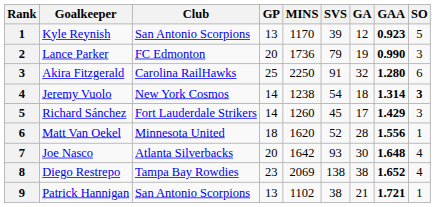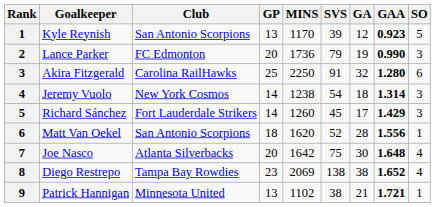(419, 93) bold -> (419, 93) normal
(180, 133) Minnesota United -> (192, 133) San Antonio Scorpions
(336, 152) 93 -> (336, 152) 75
(192, 192) San Antonio Scorpions -> (180, 192) Minnesota United
